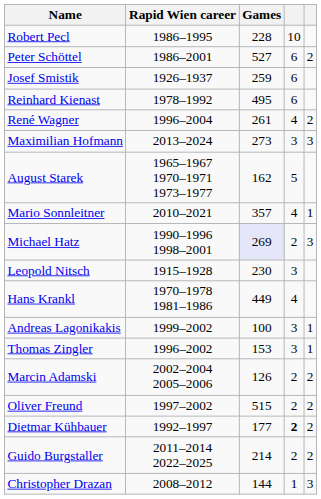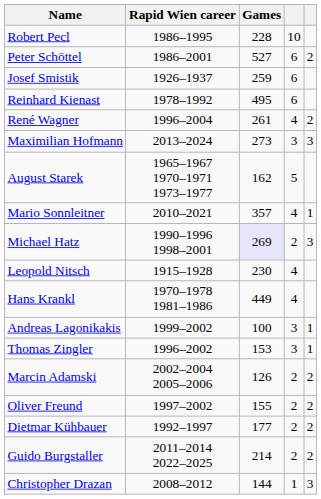(294, 270) 3 -> (294, 270) 4
(262, 405) 515 -> (262, 405) 155
(294, 426) bold -> (294, 426) normal
